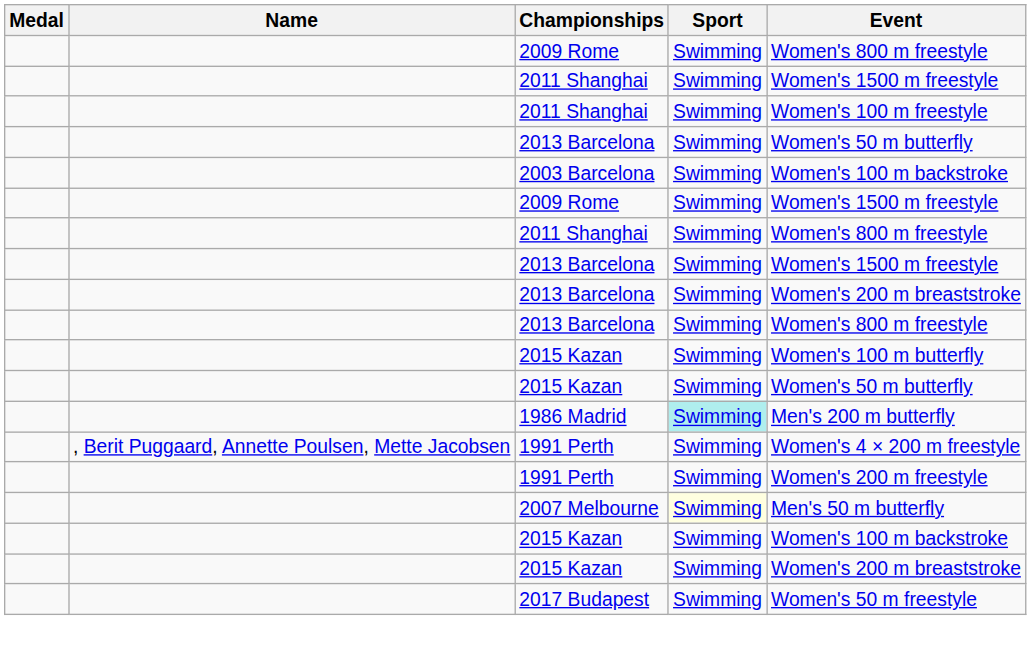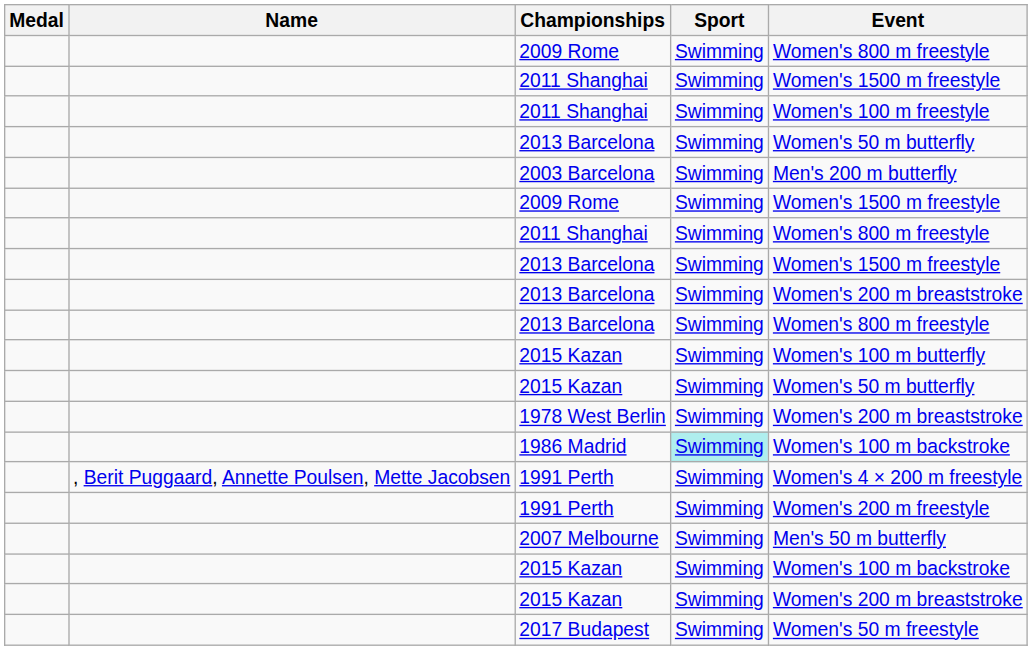(890, 173) Women's 100 m backstroke -> (865, 173) Men's 200 m butterfly
+ row: (292, 417)
(863, 417) Men's 200 m butterfly -> (891, 447) Women's 100 m backstroke
(718, 508) lightyellow background -> (719, 539) no background
